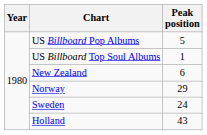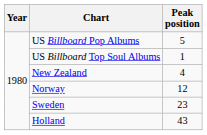(182, 72) 6 -> (182, 72) 4
(182, 89) 29 -> (182, 89) 12
(182, 105) 24 -> (182, 105) 23
